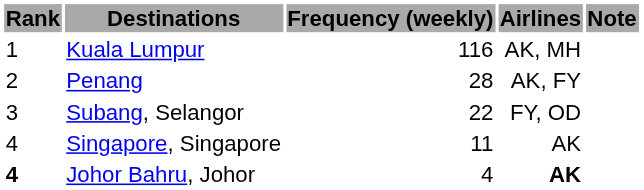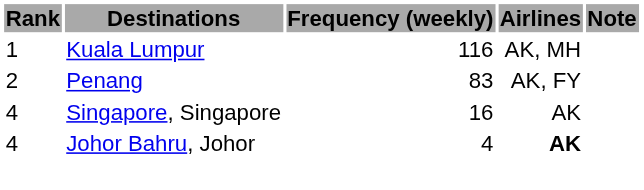(481, 81) 28 -> (481, 81) 83
- row: (155, 112)
(482, 143) 11 -> (481, 112) 16
(12, 174) bold -> (12, 143) normal
